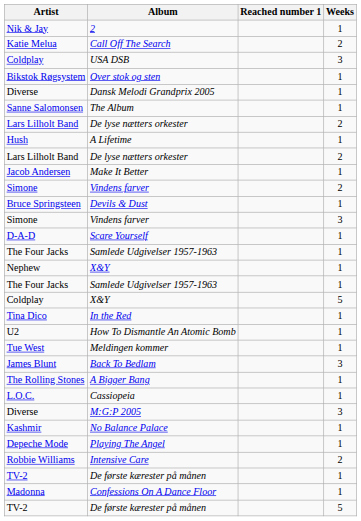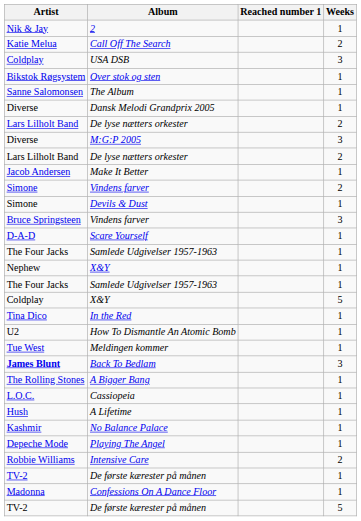rows swapped: (152, 92) <-> (112, 108)
rows swapped: (111, 140) <-> (116, 412)
(44, 204) Bruce Springsteen -> (22, 204) Simone
(22, 220) Simone -> (44, 220) Bruce Springsteen
(31, 364) normal -> (33, 364) bold
